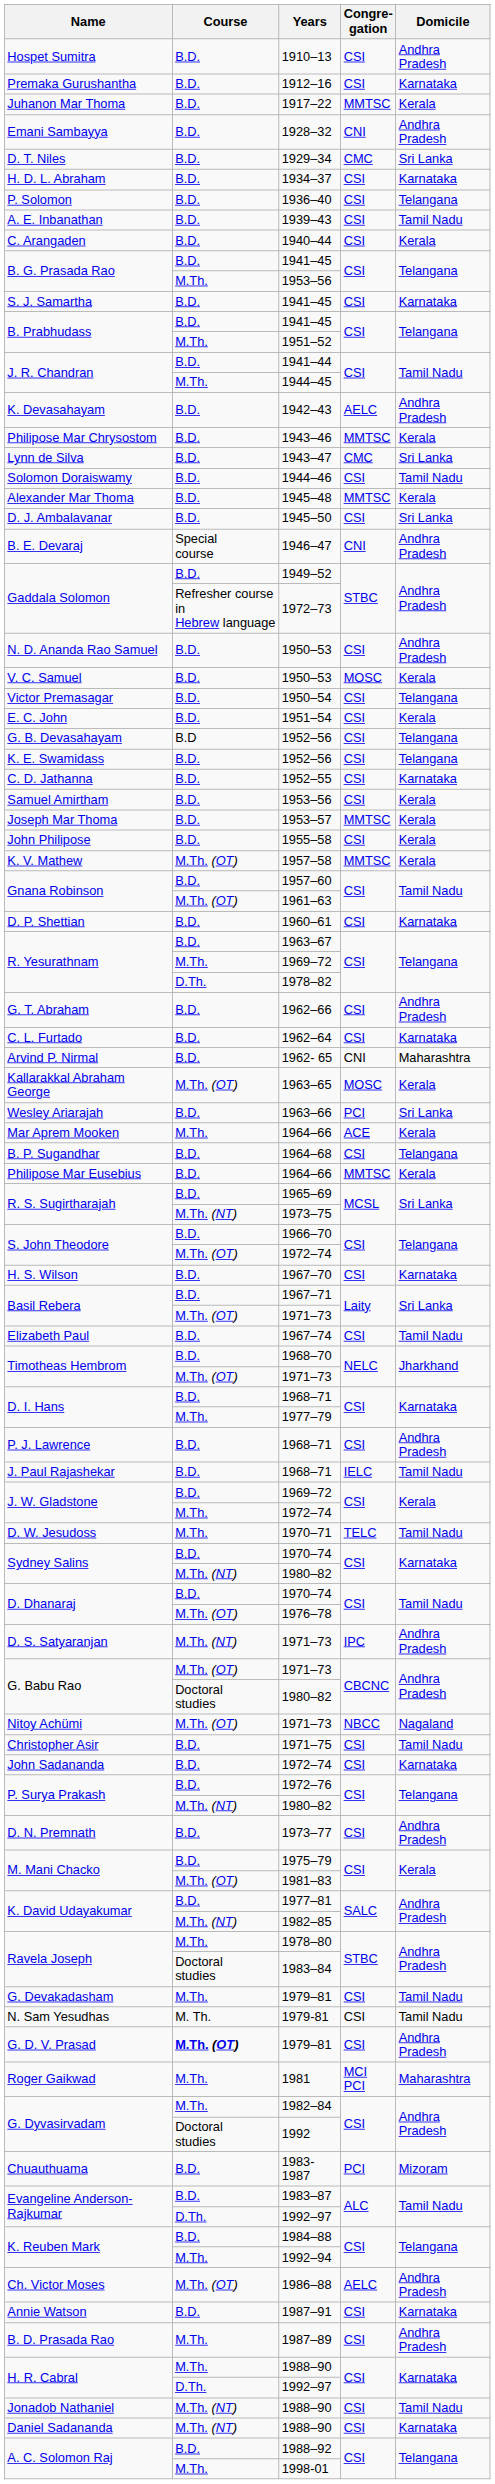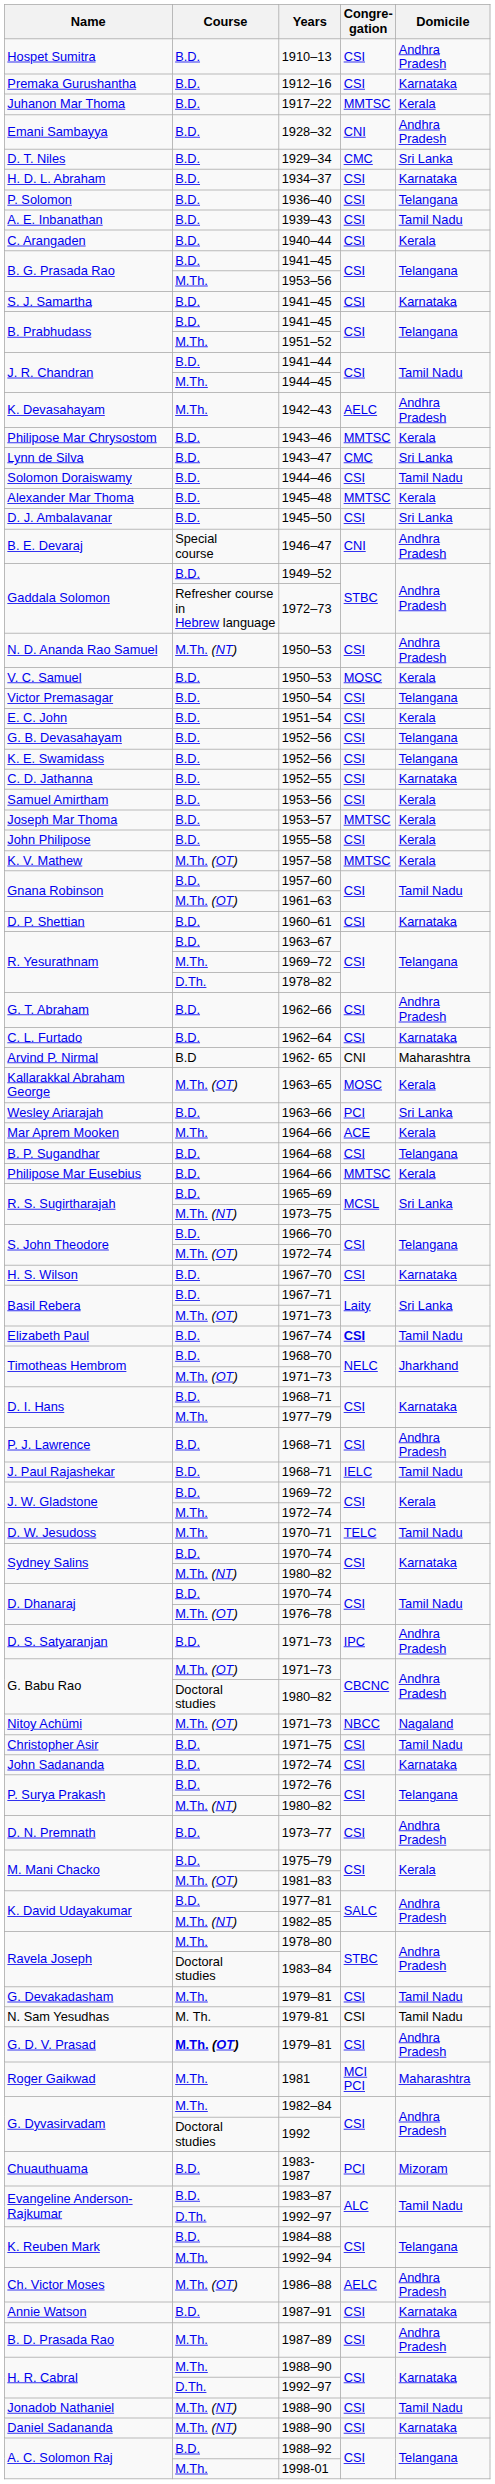(188, 410) B.D. -> (191, 410) M.Th.
(188, 650) B.D. -> (206, 650) M.Th. (NT)
(186, 738) B.D -> (188, 738) B.D.
(188, 1057) B.D. -> (186, 1057) B.D
(354, 1336) normal -> (354, 1336) bold
(206, 1641) M.Th. (NT) -> (188, 1641) B.D.
